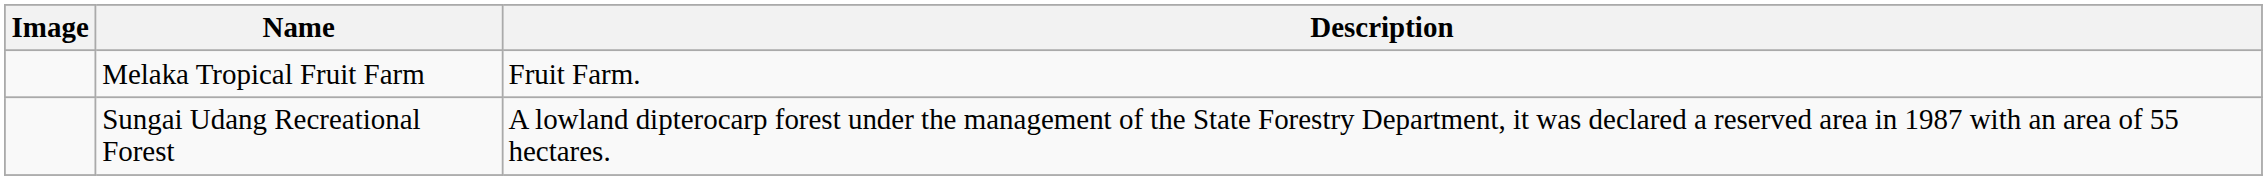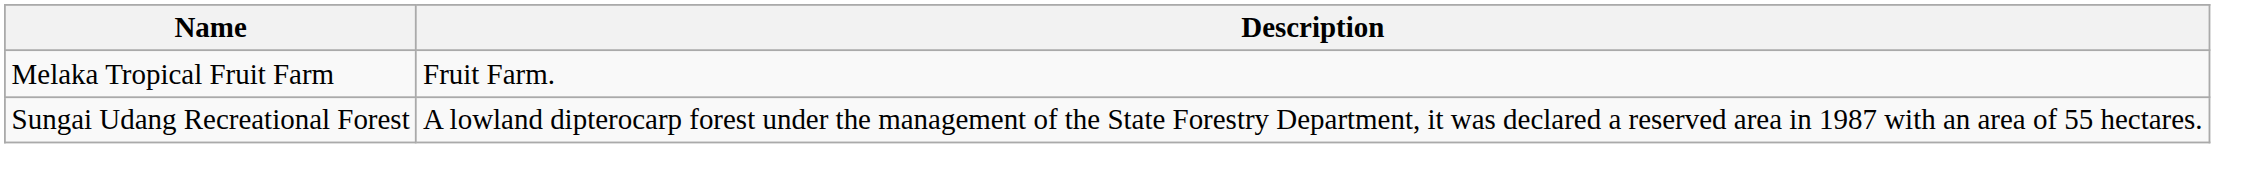- column: (50, 27)
